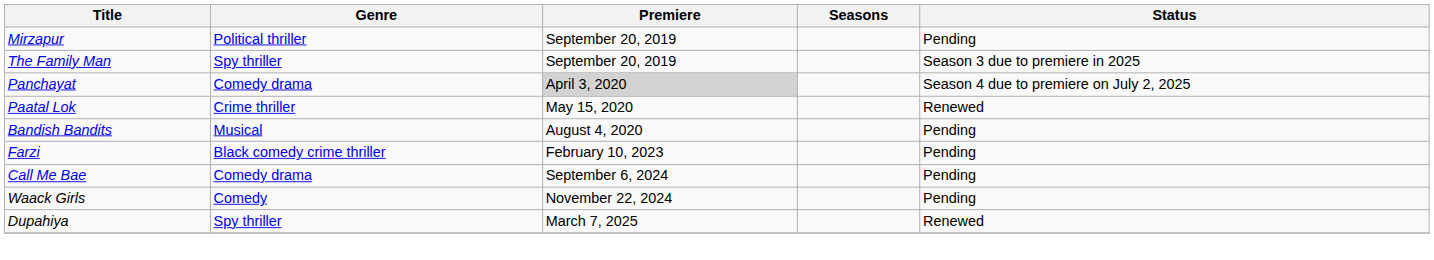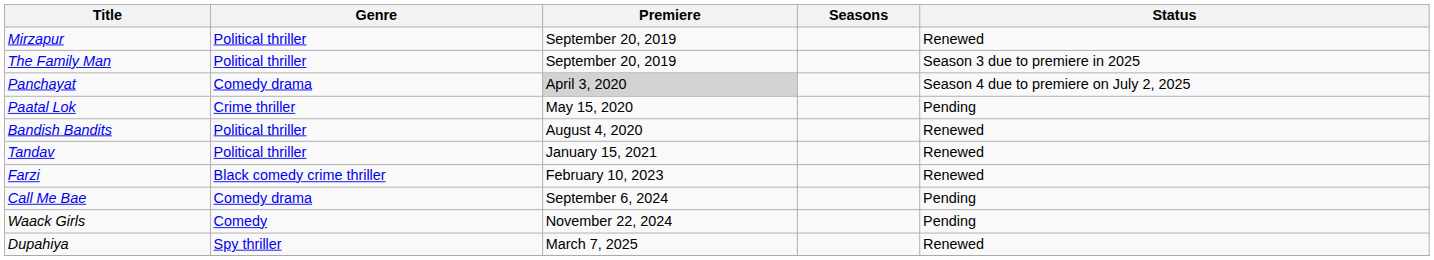(950, 38) Pending -> (954, 38) Renewed
(248, 61) Spy thriller -> (260, 61) Political thriller
(954, 107) Renewed -> (950, 107) Pending
(238, 130) Musical -> (260, 130) Political thriller
(950, 130) Pending -> (954, 130) Renewed
+ row: (31, 152)
(950, 152) Pending -> (954, 175) Renewed
